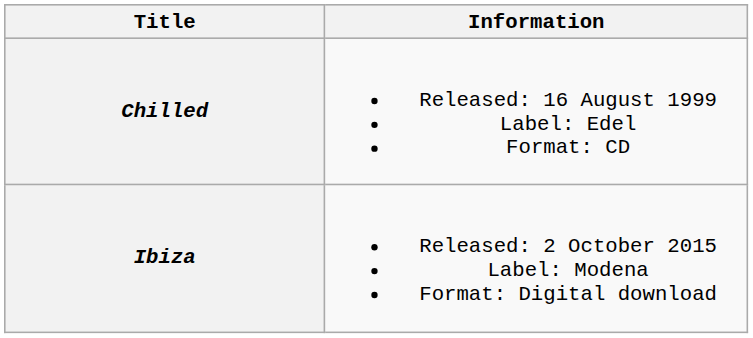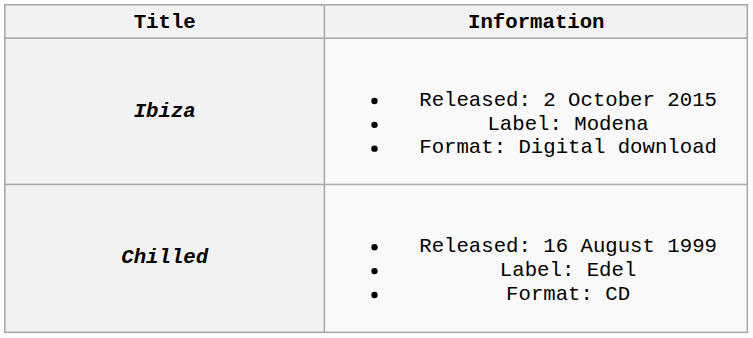rows swapped: (165, 112) <-> (165, 258)
